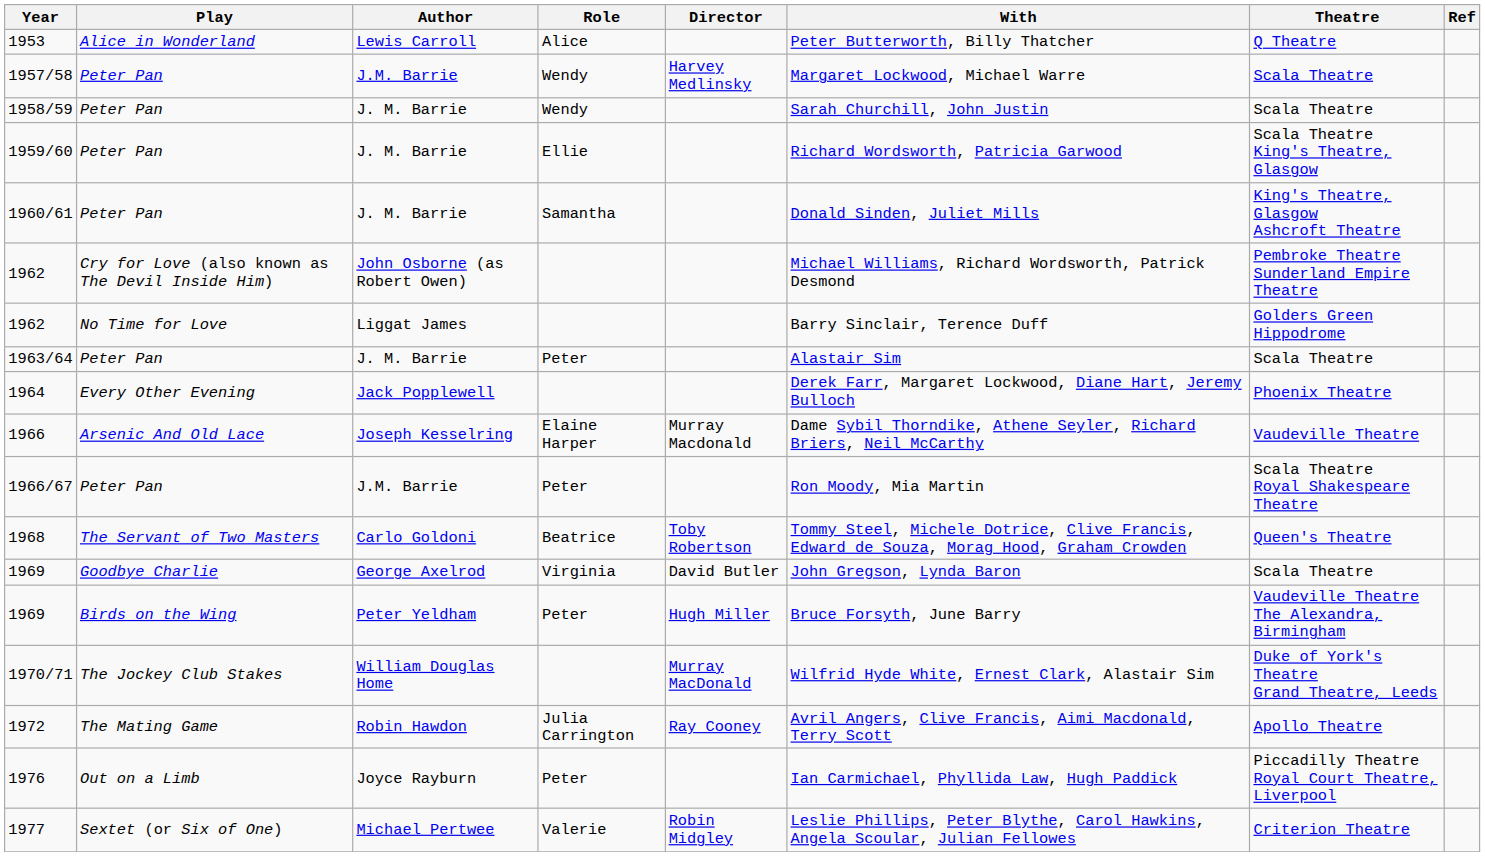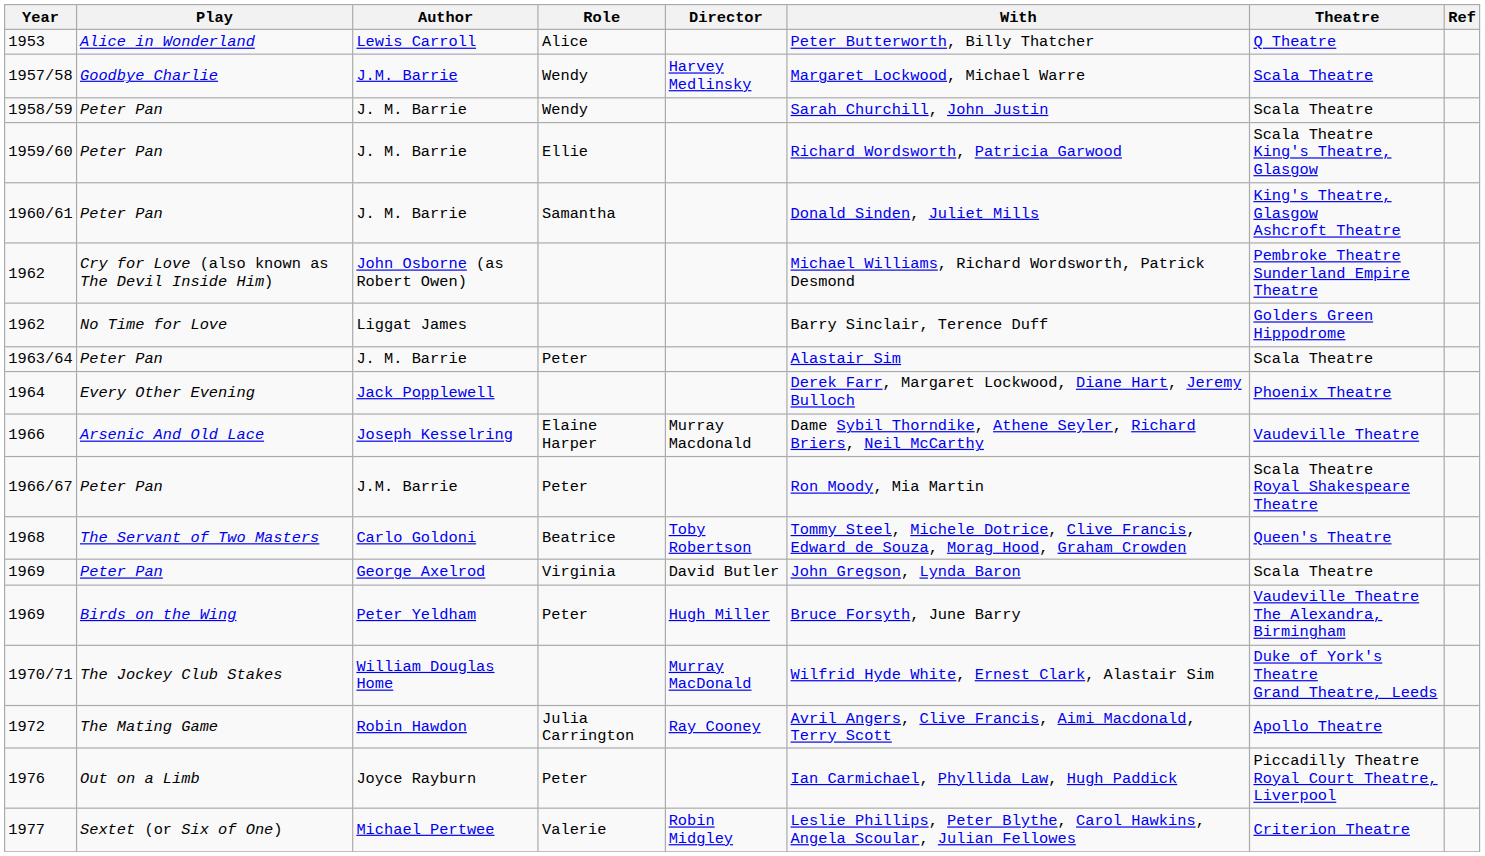(121, 76) Peter Pan -> (149, 76) Goodbye Charlie
(149, 572) Goodbye Charlie -> (121, 572) Peter Pan
